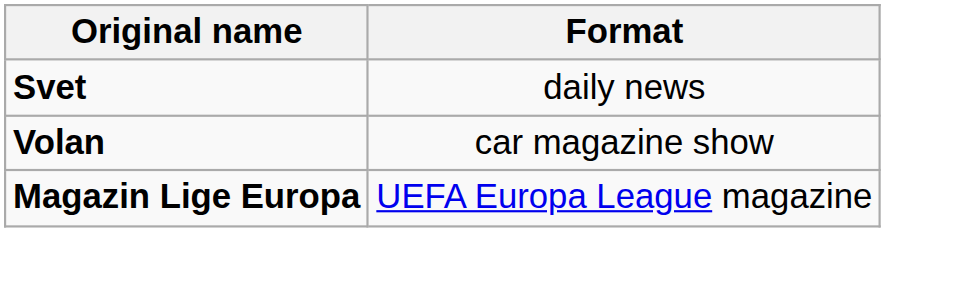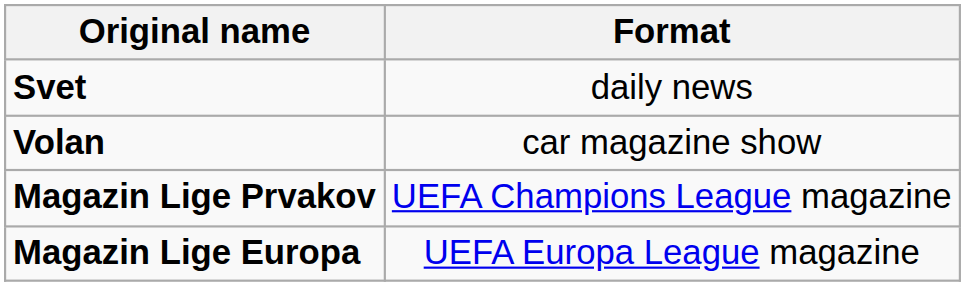+ row: (194, 197)
